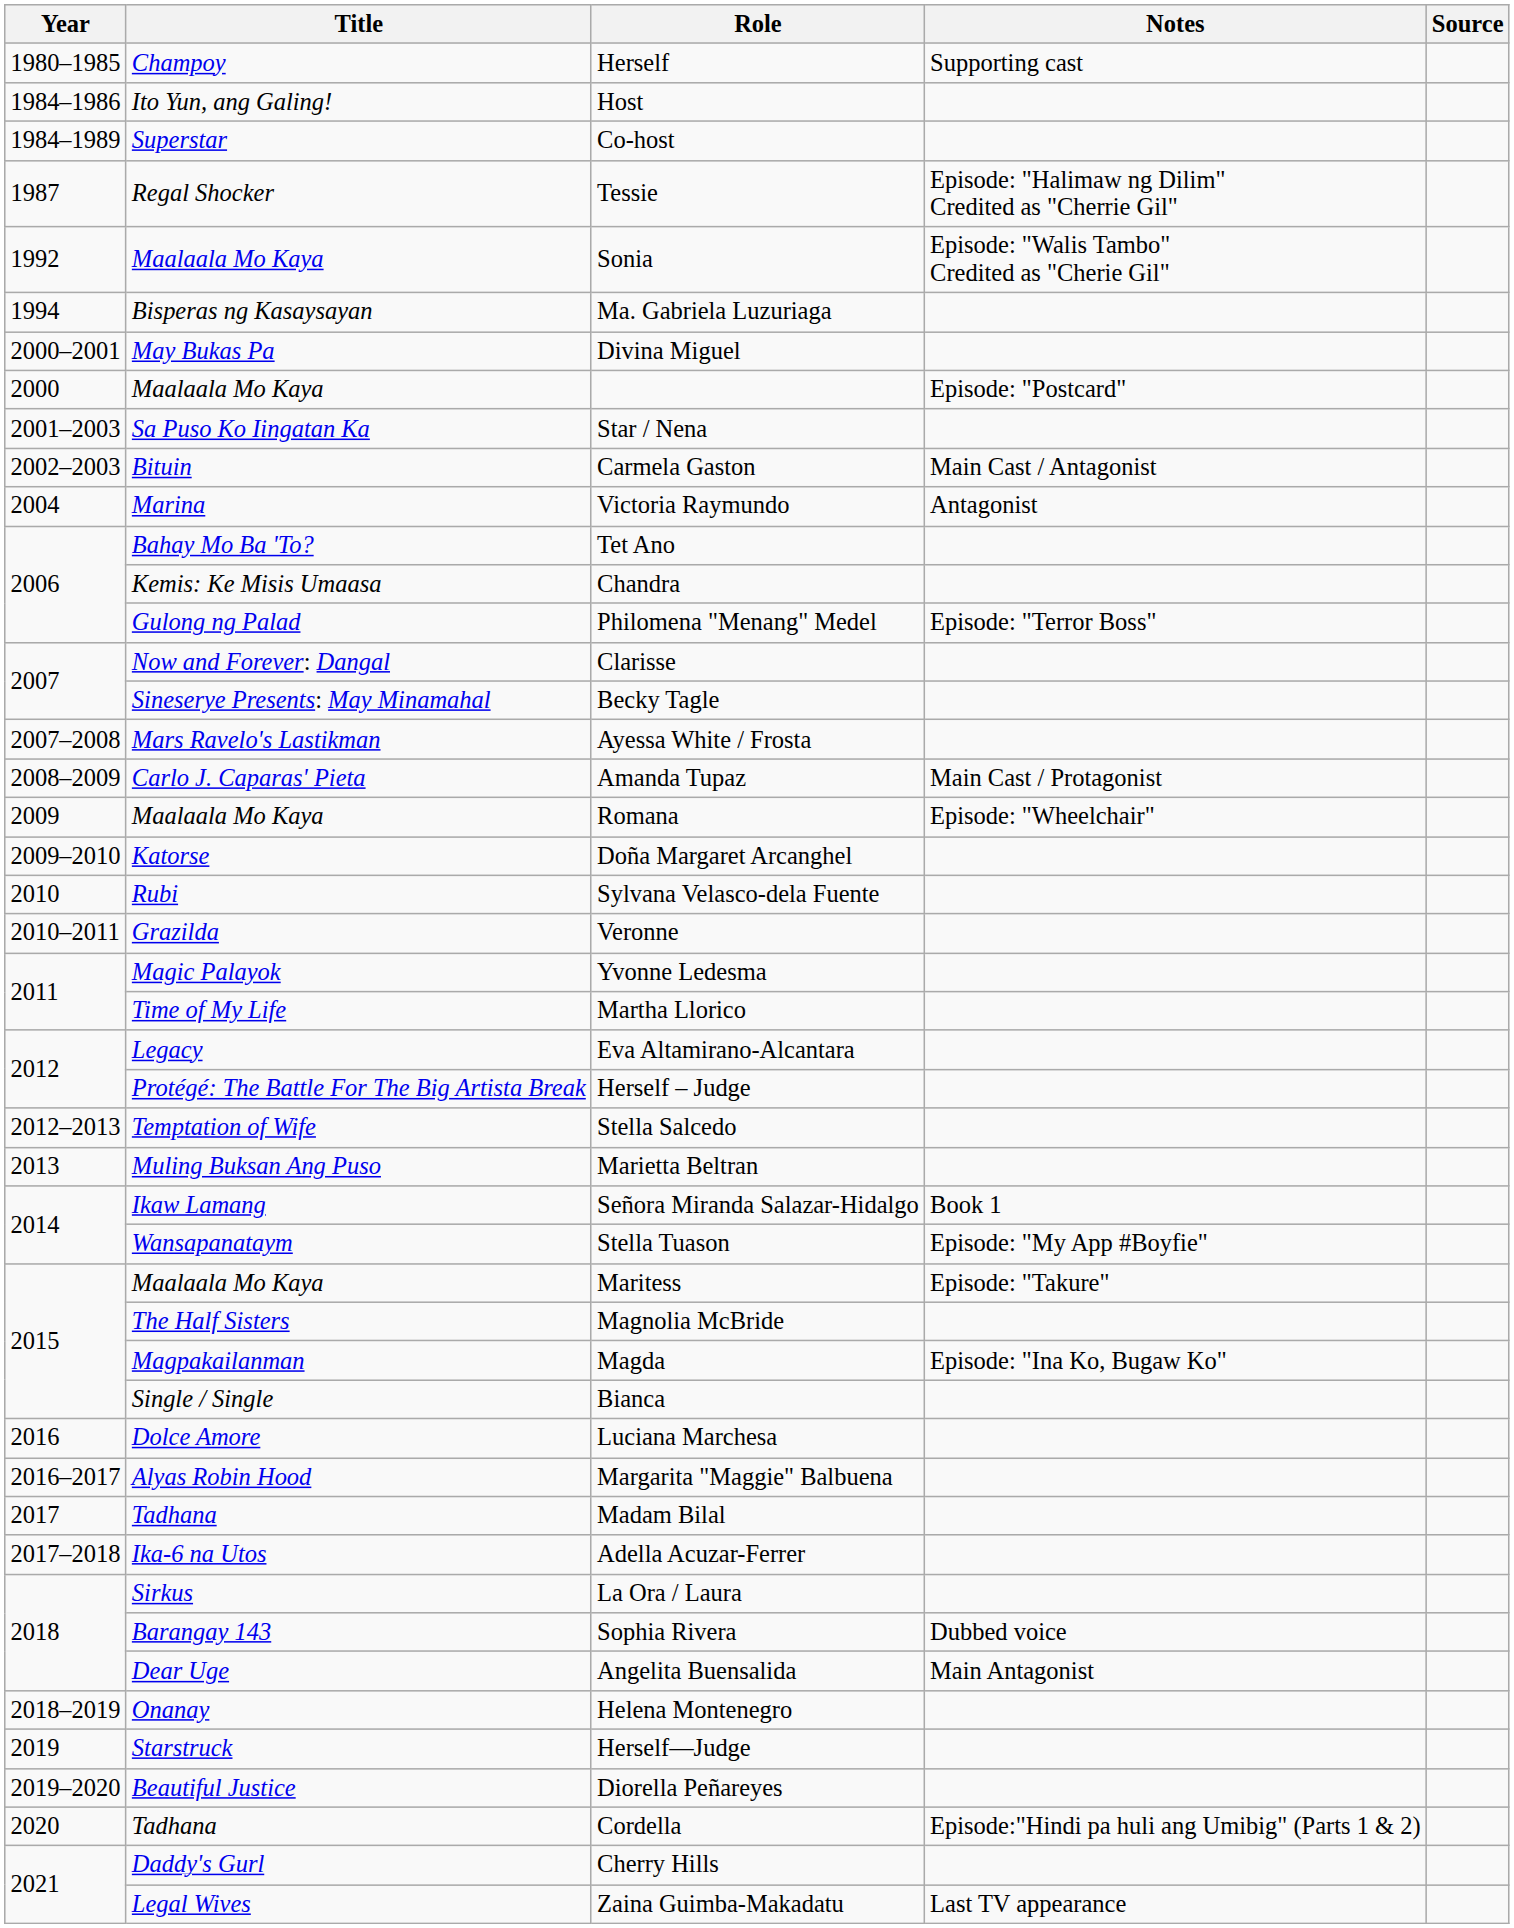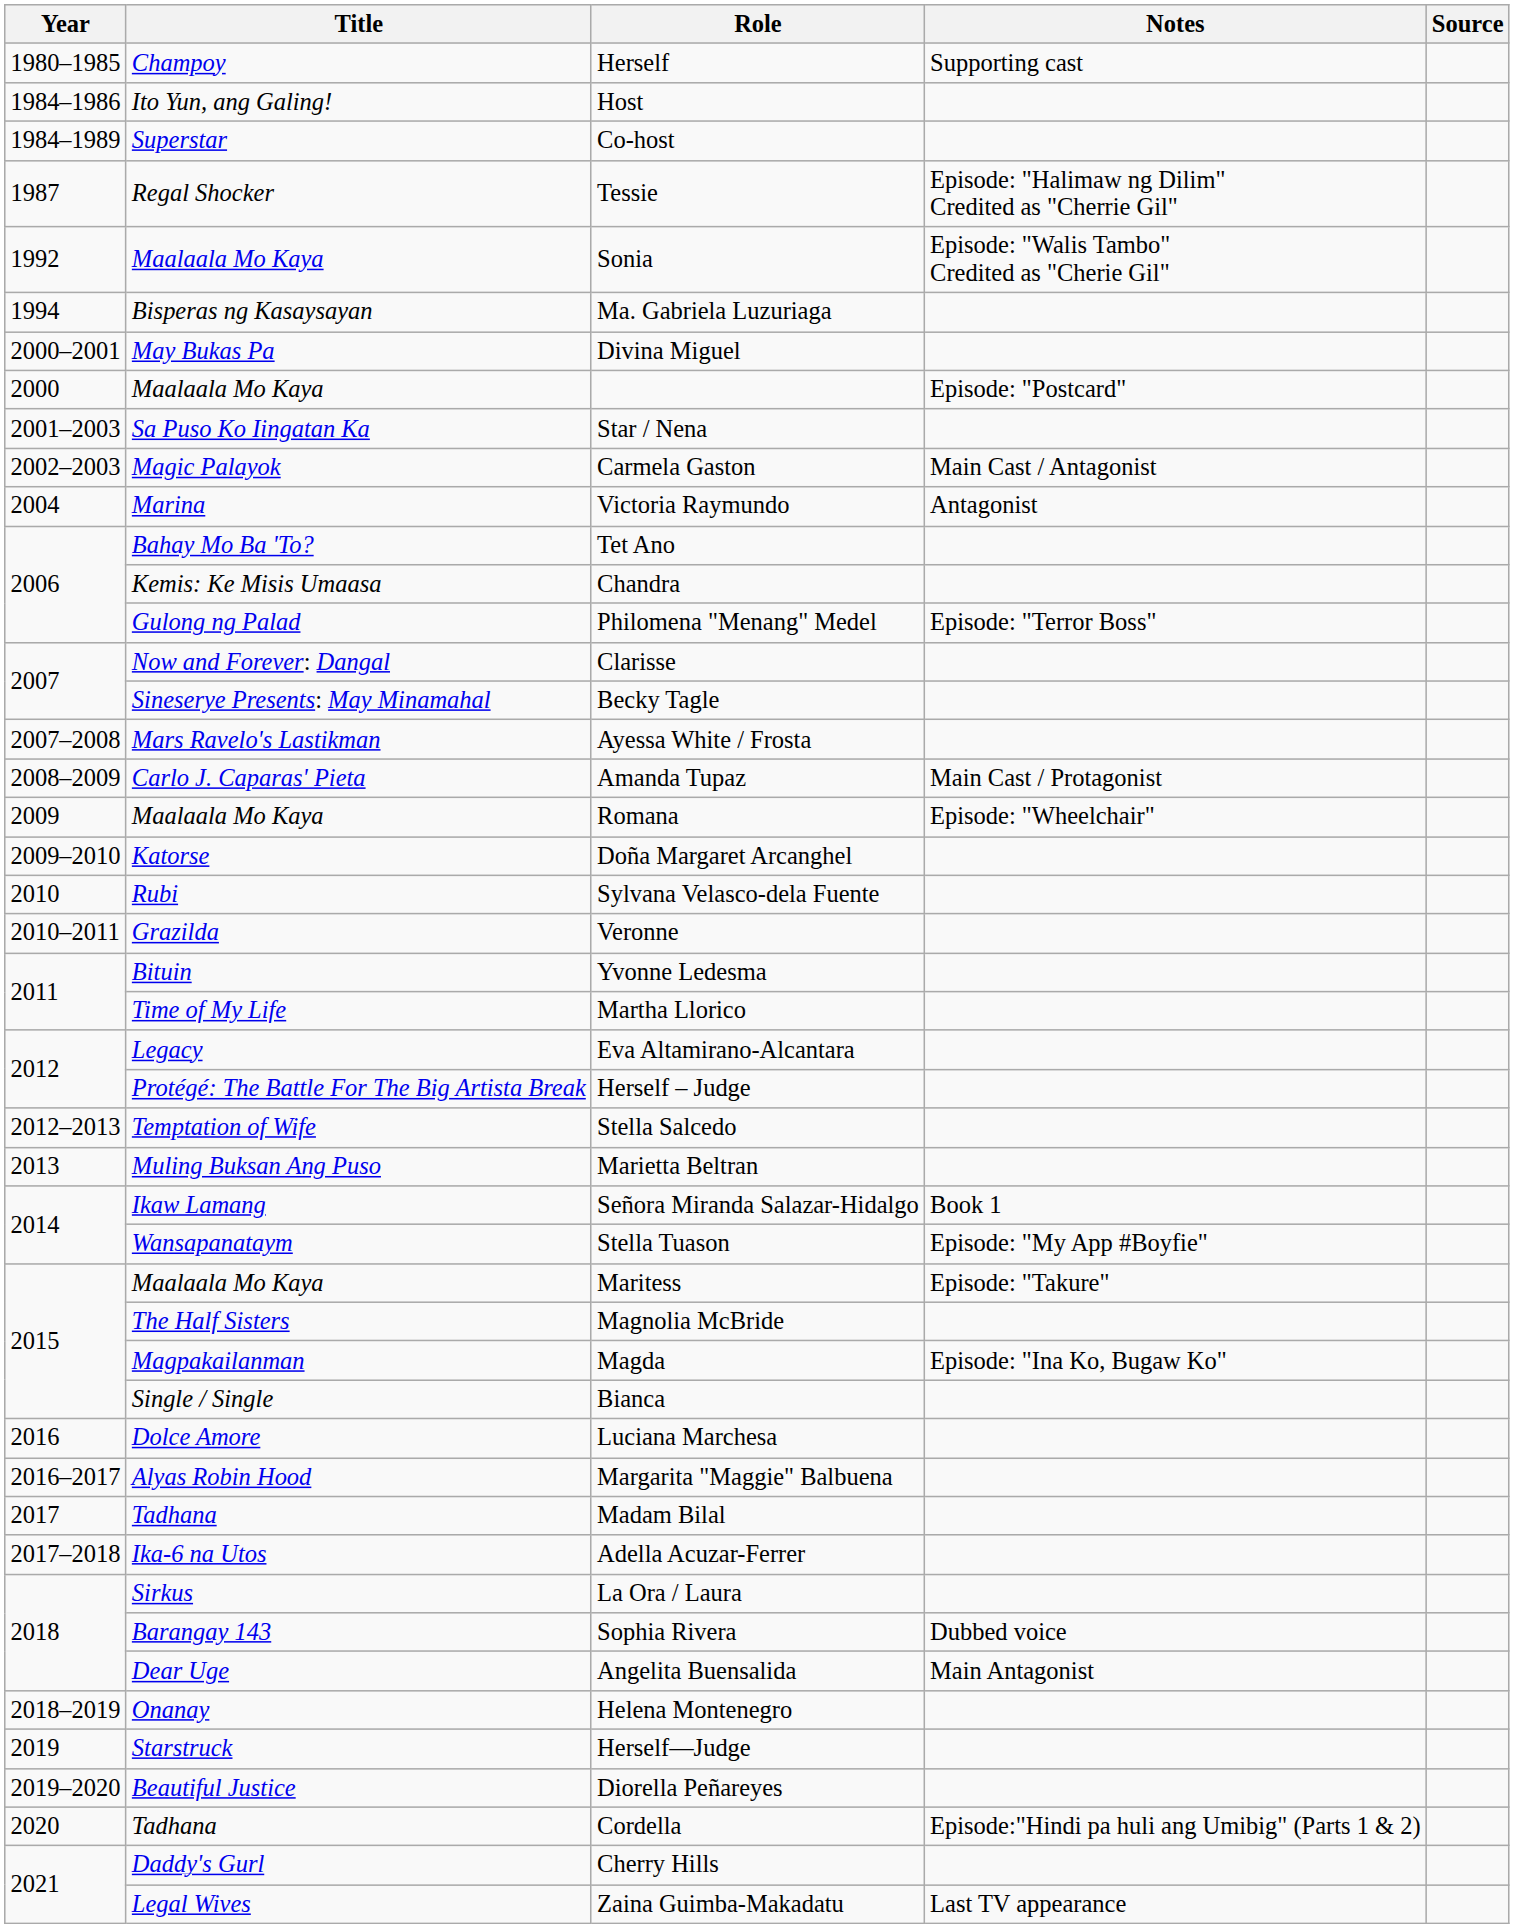(162, 467) Bituin -> (206, 467) Magic Palayok
(206, 971) Magic Palayok -> (162, 971) Bituin
